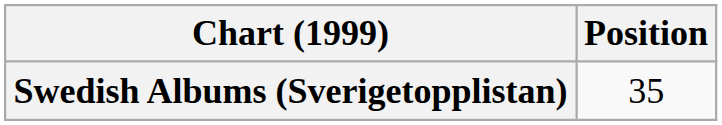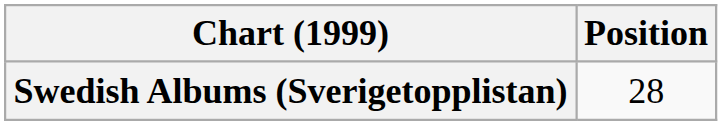(646, 90) 35 -> (646, 90) 28
